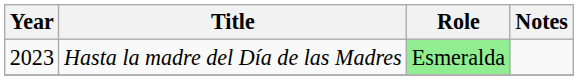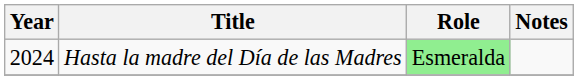(32, 57) 2023 -> (32, 57) 2024
